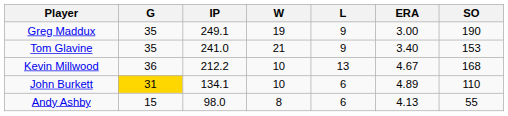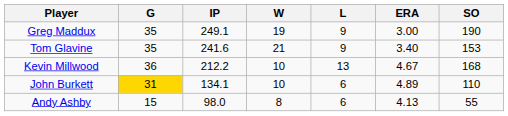(215, 48) 241.0 -> (215, 48) 241.6
